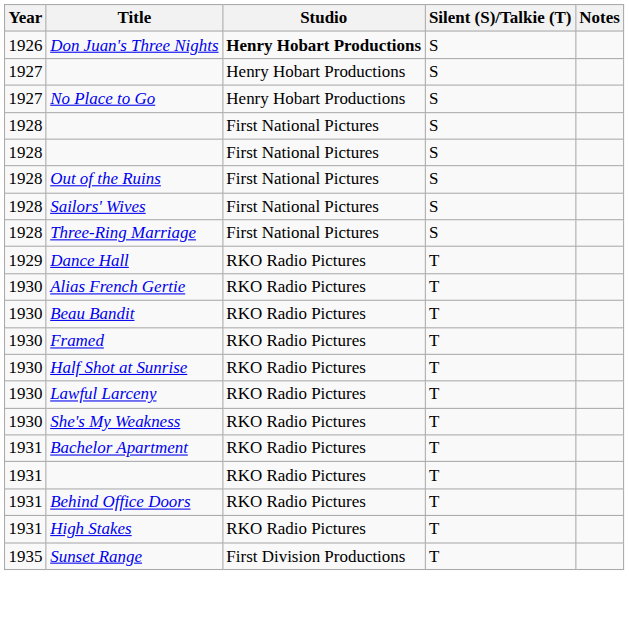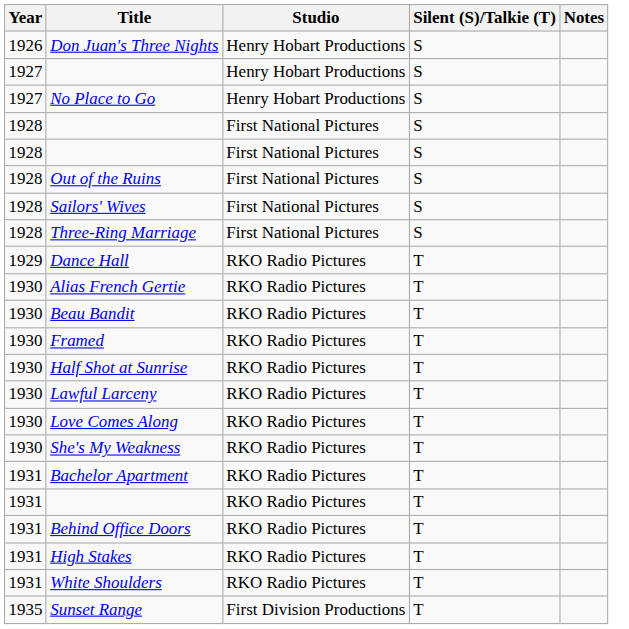(324, 44) bold -> (316, 44) normal
+ row: (25, 421)
+ row: (25, 582)
